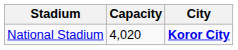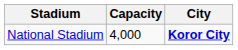(125, 34) 4,020 -> (125, 34) 4,000
